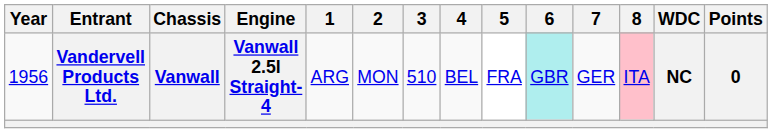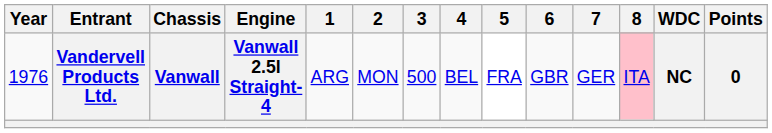(28, 76) 1956 -> (28, 76) 1976
(422, 76) 510 -> (422, 76) 500
(549, 76) paleturquoise background -> (549, 76) no background
